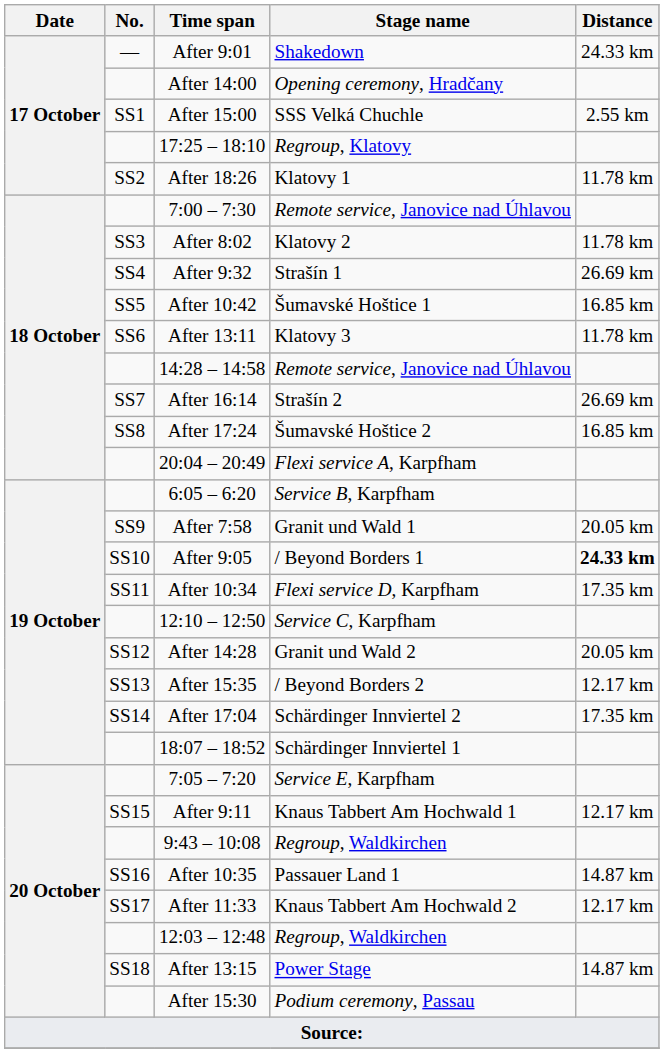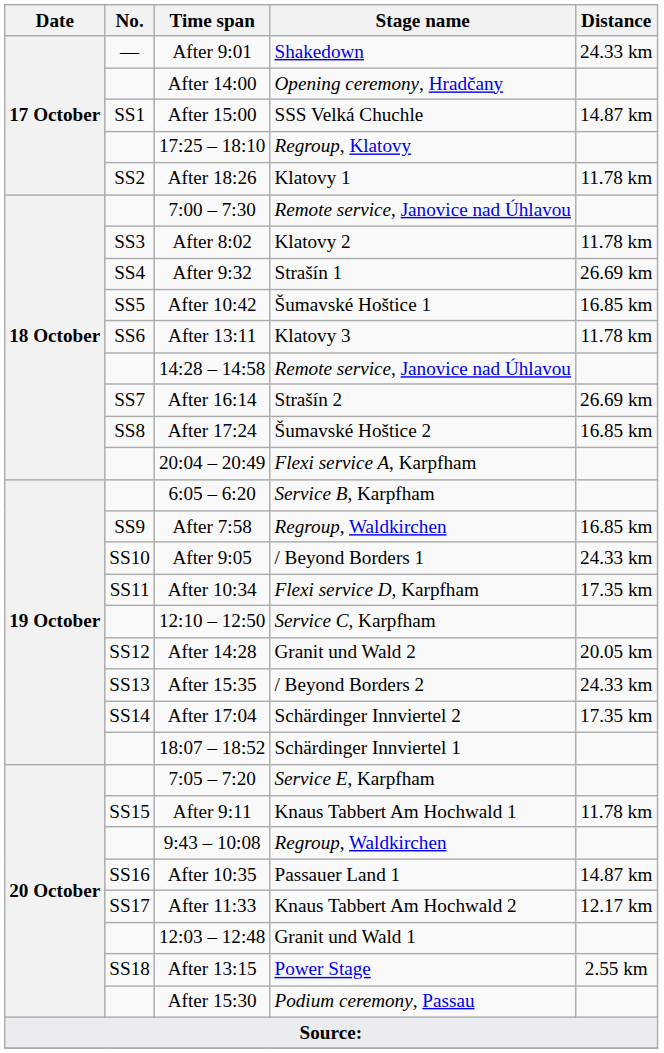(617, 114) 2.55 km -> (616, 114) 14.87 km
(345, 526) Granit und Wald 1 -> (361, 526) Regroup, Waldkirchen
(617, 526) 20.05 km -> (616, 526) 16.85 km
(617, 557) bold -> (616, 557) normal
(617, 684) 12.17 km -> (616, 684) 24.33 km
(617, 810) 12.17 km -> (616, 810) 11.78 km
(361, 937) Regroup, Waldkirchen -> (345, 937) Granit und Wald 1
(617, 969) 14.87 km -> (616, 969) 2.55 km
